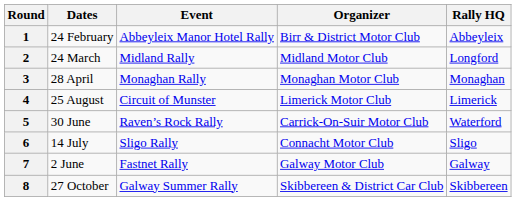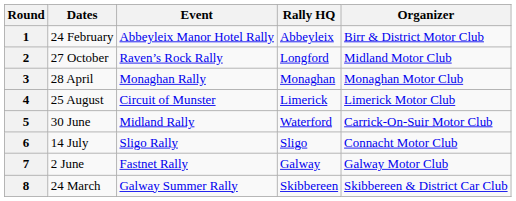columns swapped: (479, 15) <-> (362, 15)
(76, 57) 24 March -> (80, 57) 27 October
(157, 57) Midland Rally -> (171, 57) Raven’s Rock Rally
(171, 121) Raven’s Rock Rally -> (157, 121) Midland Rally
(80, 185) 27 October -> (76, 185) 24 March
